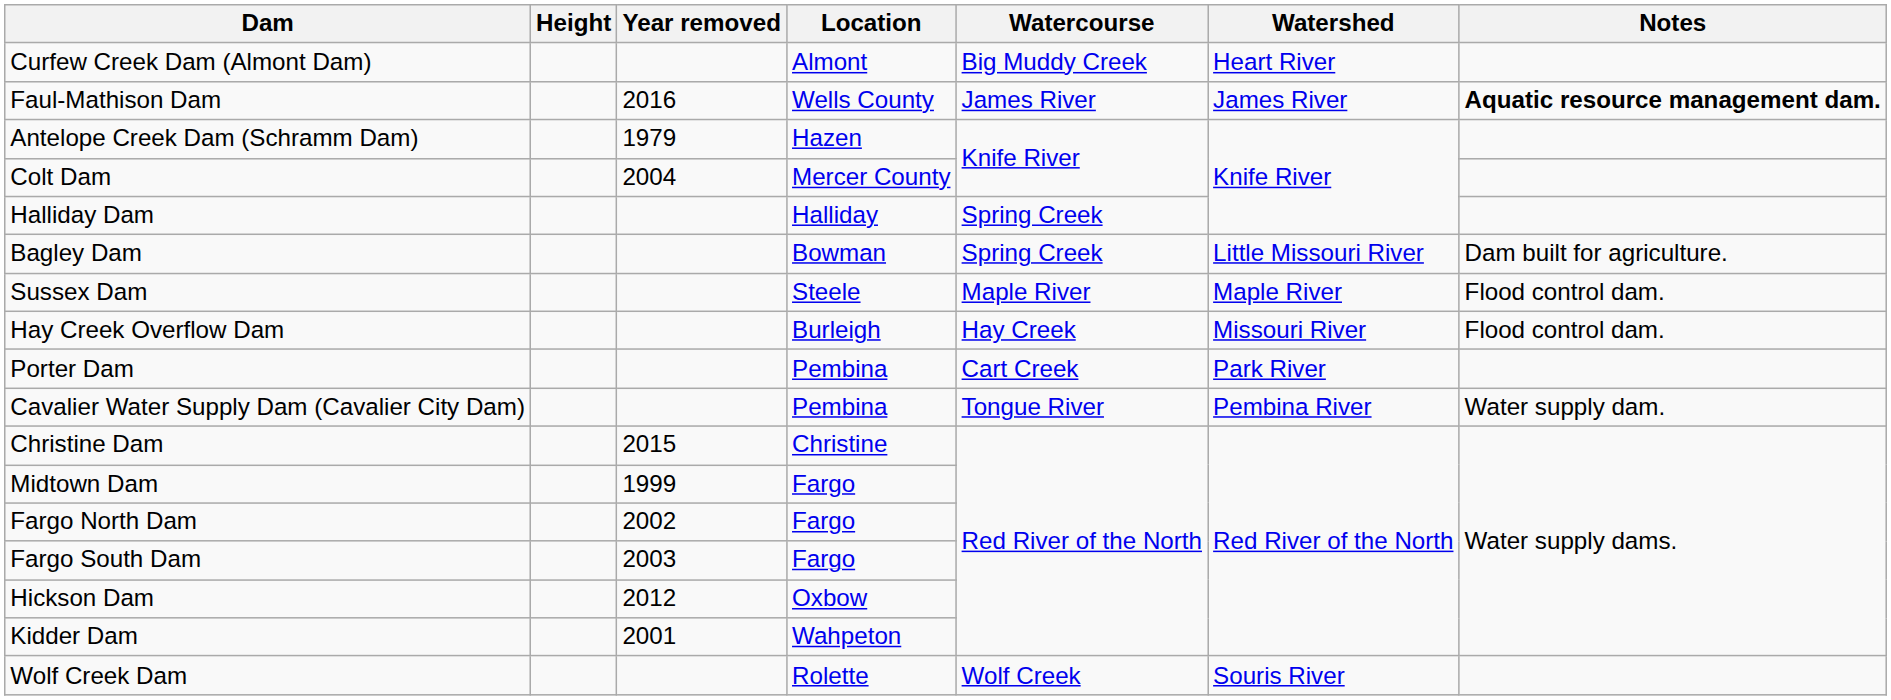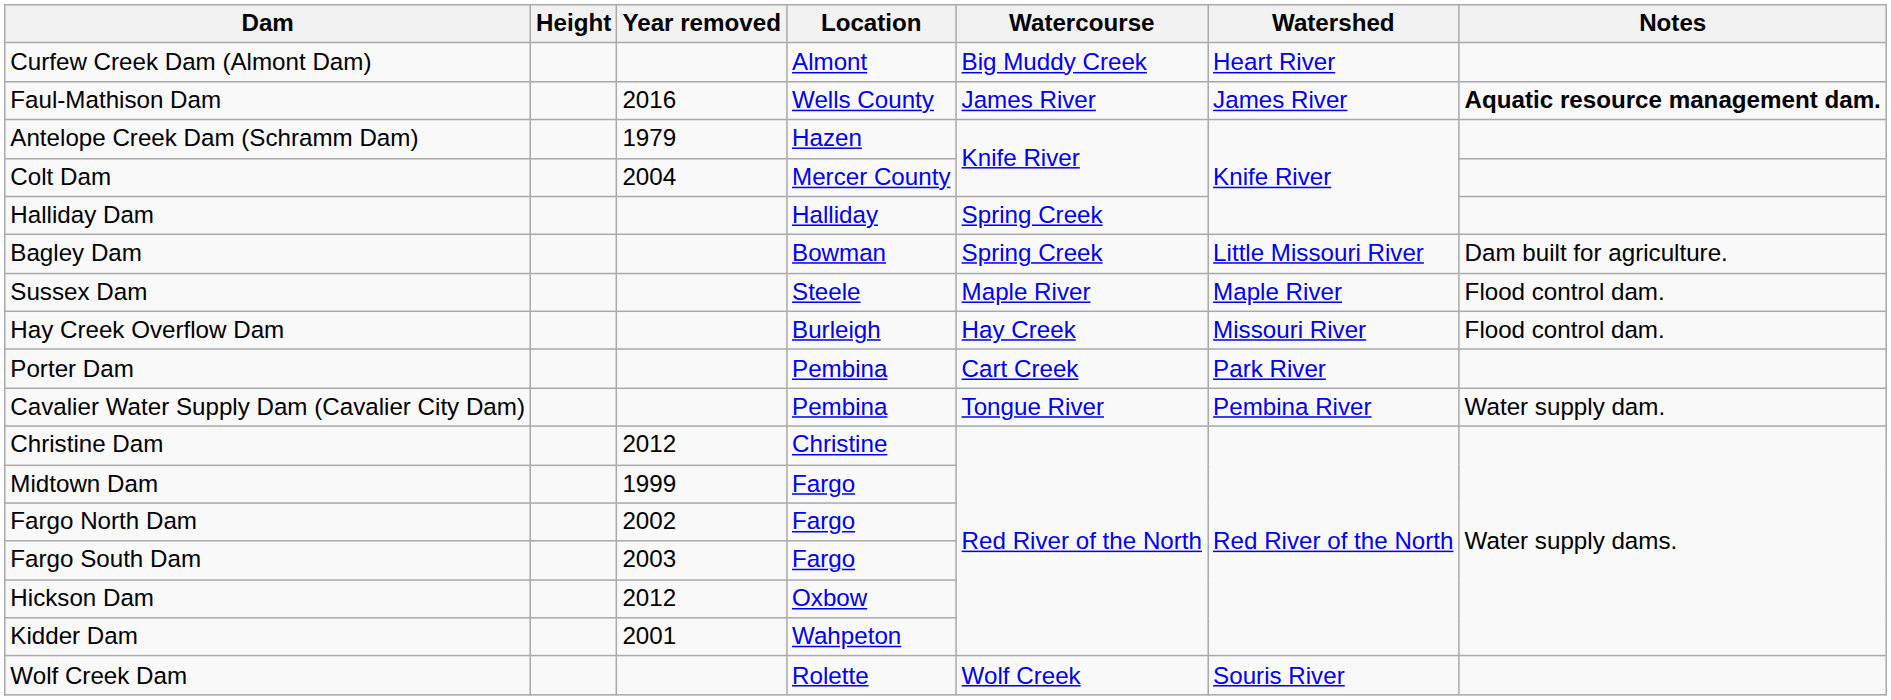(649, 445) 2015 -> (649, 445) 2012
